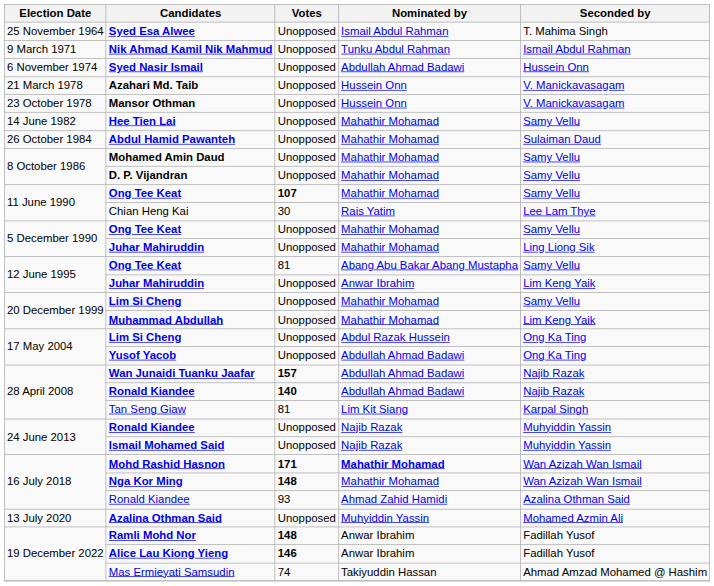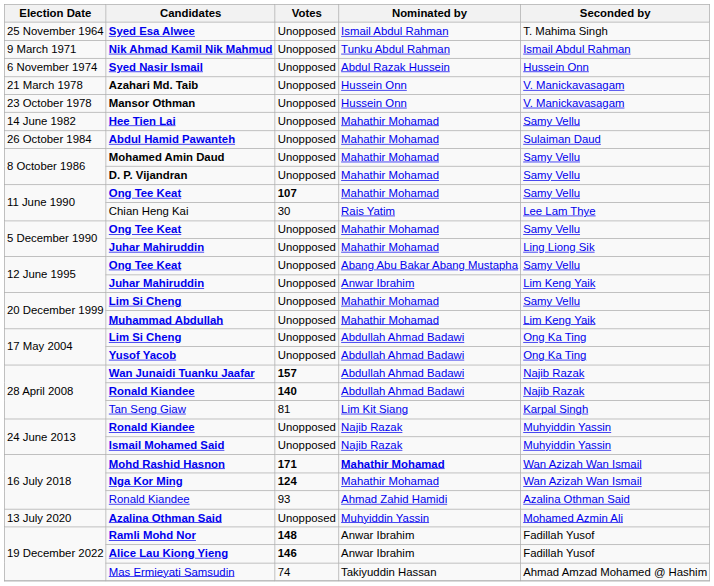(403, 67) Abdullah Ahmad Badawi -> (395, 67) Abdul Razak Hussein
(284, 265) 81 -> (307, 265) Unopposed
(395, 337) Abdul Razak Hussein -> (403, 337) Abdullah Ahmad Badawi
(287, 481) 148 -> (287, 481) 124
